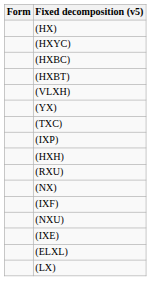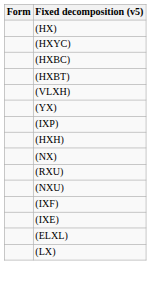- row: (49, 124)
rows swapped: (46, 188) <-> (49, 172)
rows swapped: (50, 220) <-> (47, 204)
